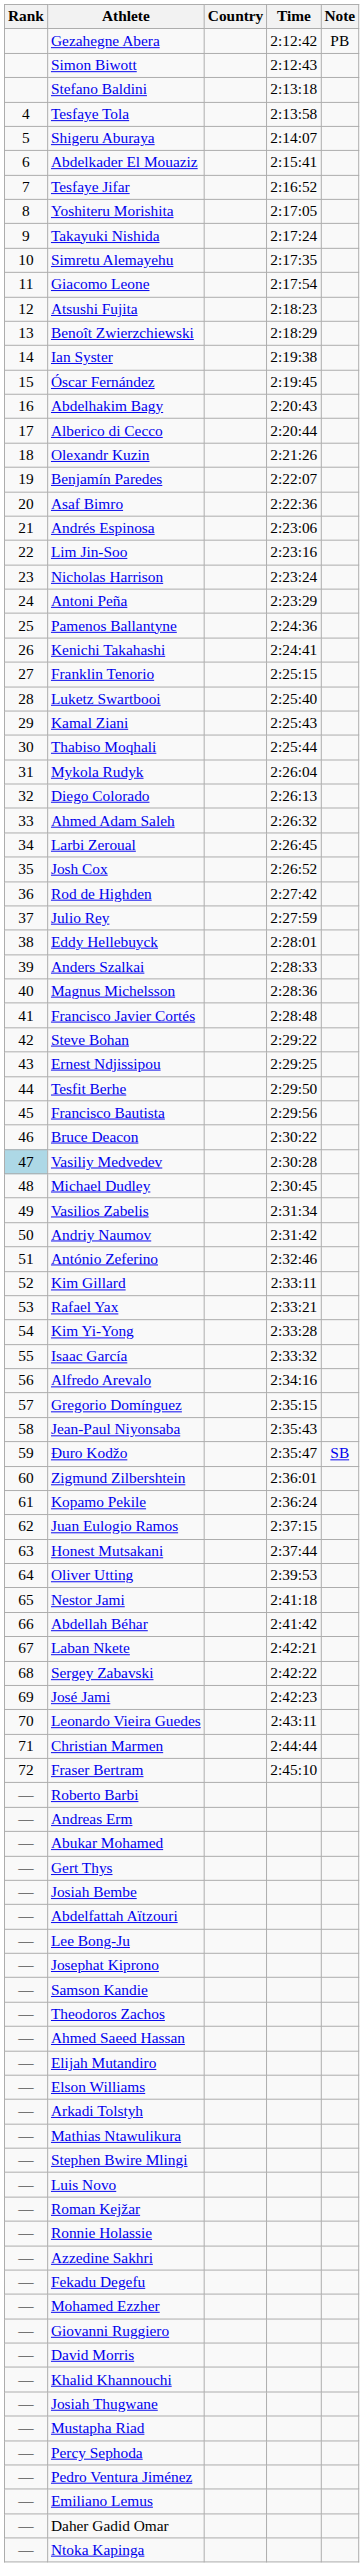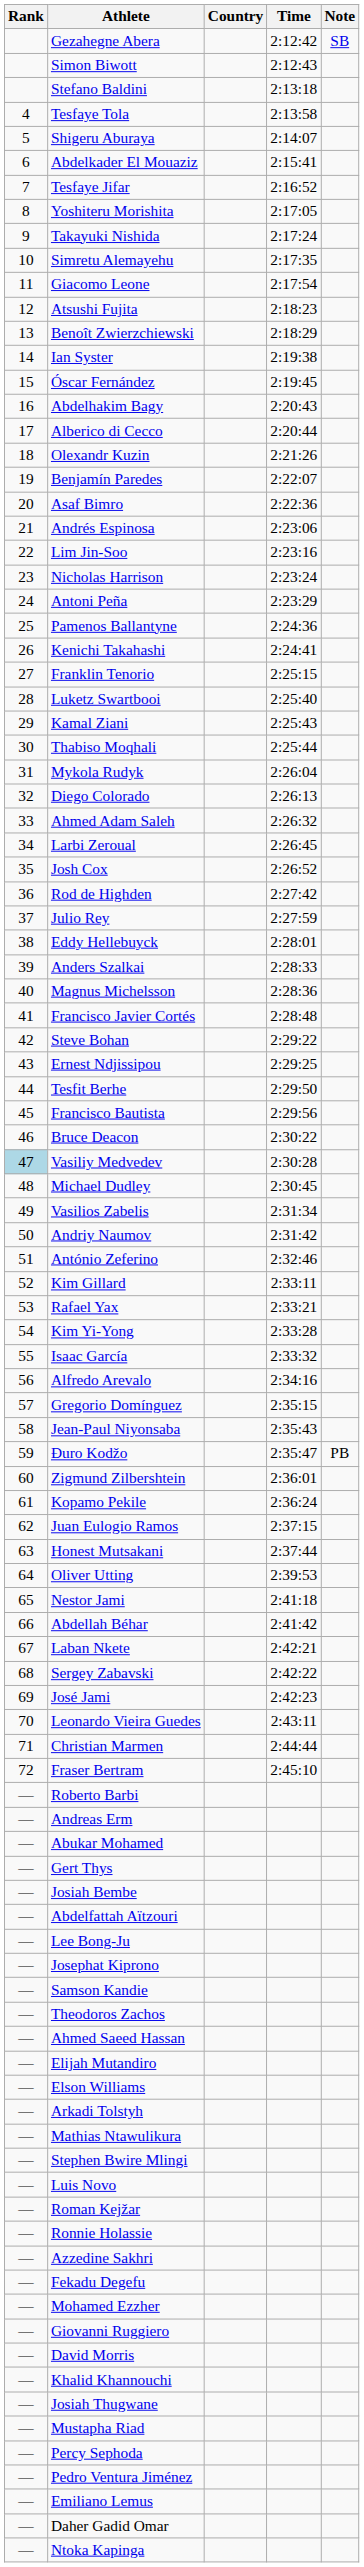(340, 41) PB -> (340, 41) SB
(340, 1453) SB -> (340, 1453) PB
